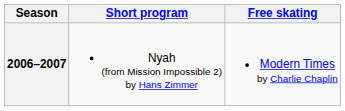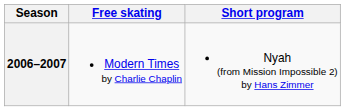columns swapped: (147, 13) <-> (283, 13)
